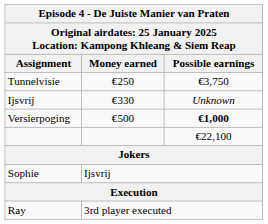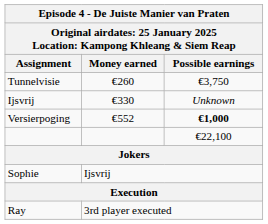(123, 81) €250 -> (123, 81) €260
(123, 118) €500 -> (123, 118) €552
